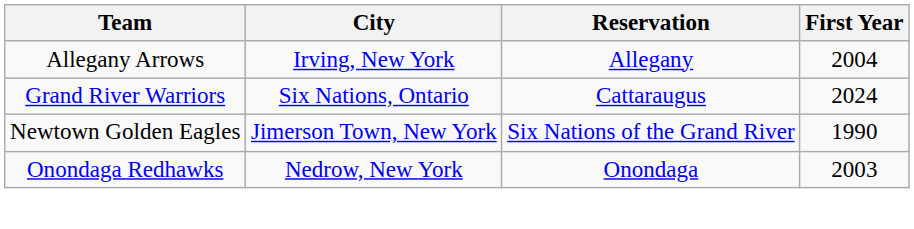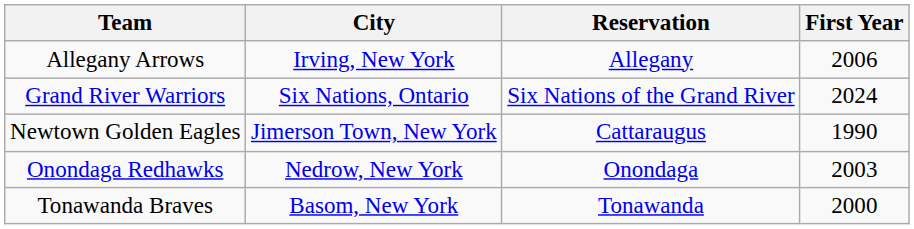(854, 59) 2004 -> (854, 59) 2006
(651, 95) Cattaraugus -> (651, 95) Six Nations of the Grand River
(651, 132) Six Nations of the Grand River -> (651, 132) Cattaraugus
+ row: (125, 205)
